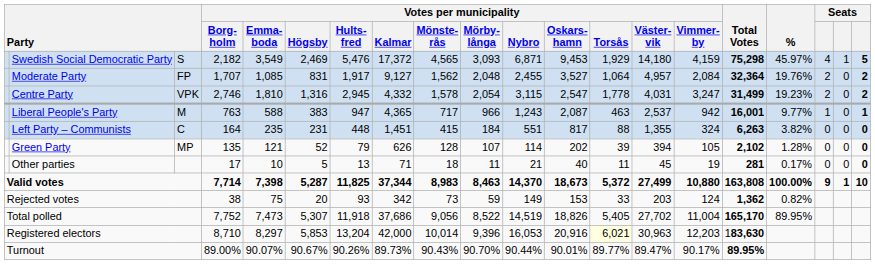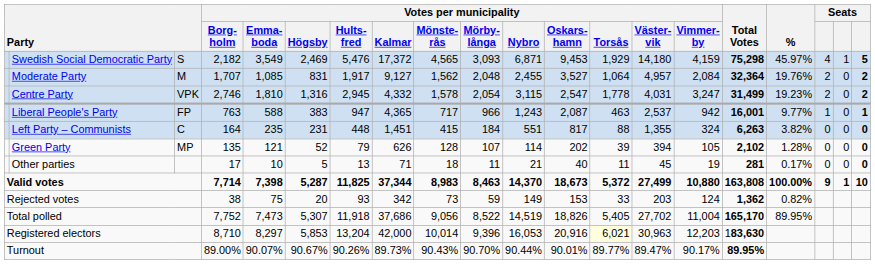(184, 77) FP -> (182, 77) M
(182, 113) M -> (184, 113) FP
